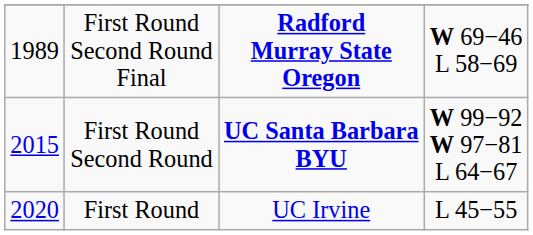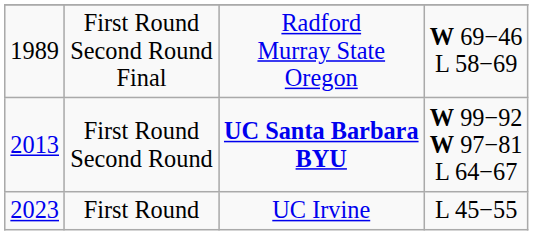(321, 51) bold -> (321, 51) normal
(35, 144) 2015 -> (35, 144) 2013
(35, 210) 2020 -> (35, 210) 2023
